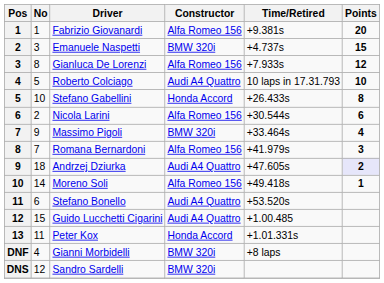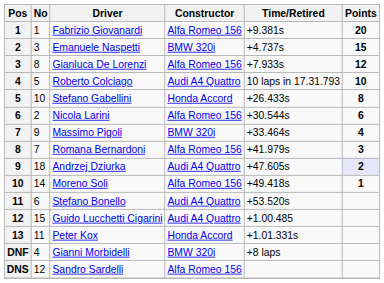(191, 269) BMW 320i -> (205, 269) Alfa Romeo 156
